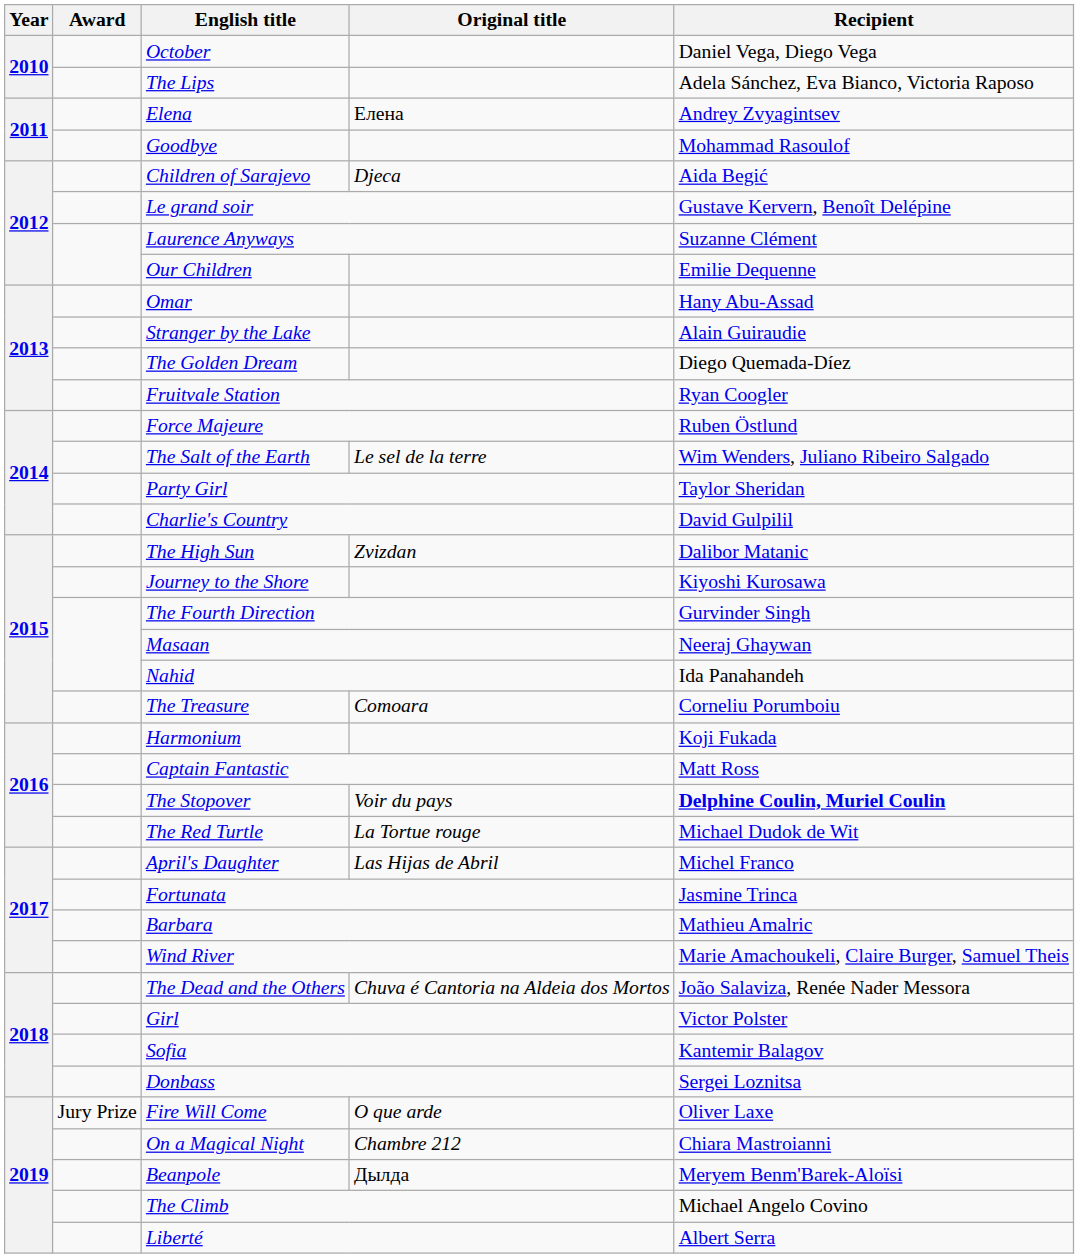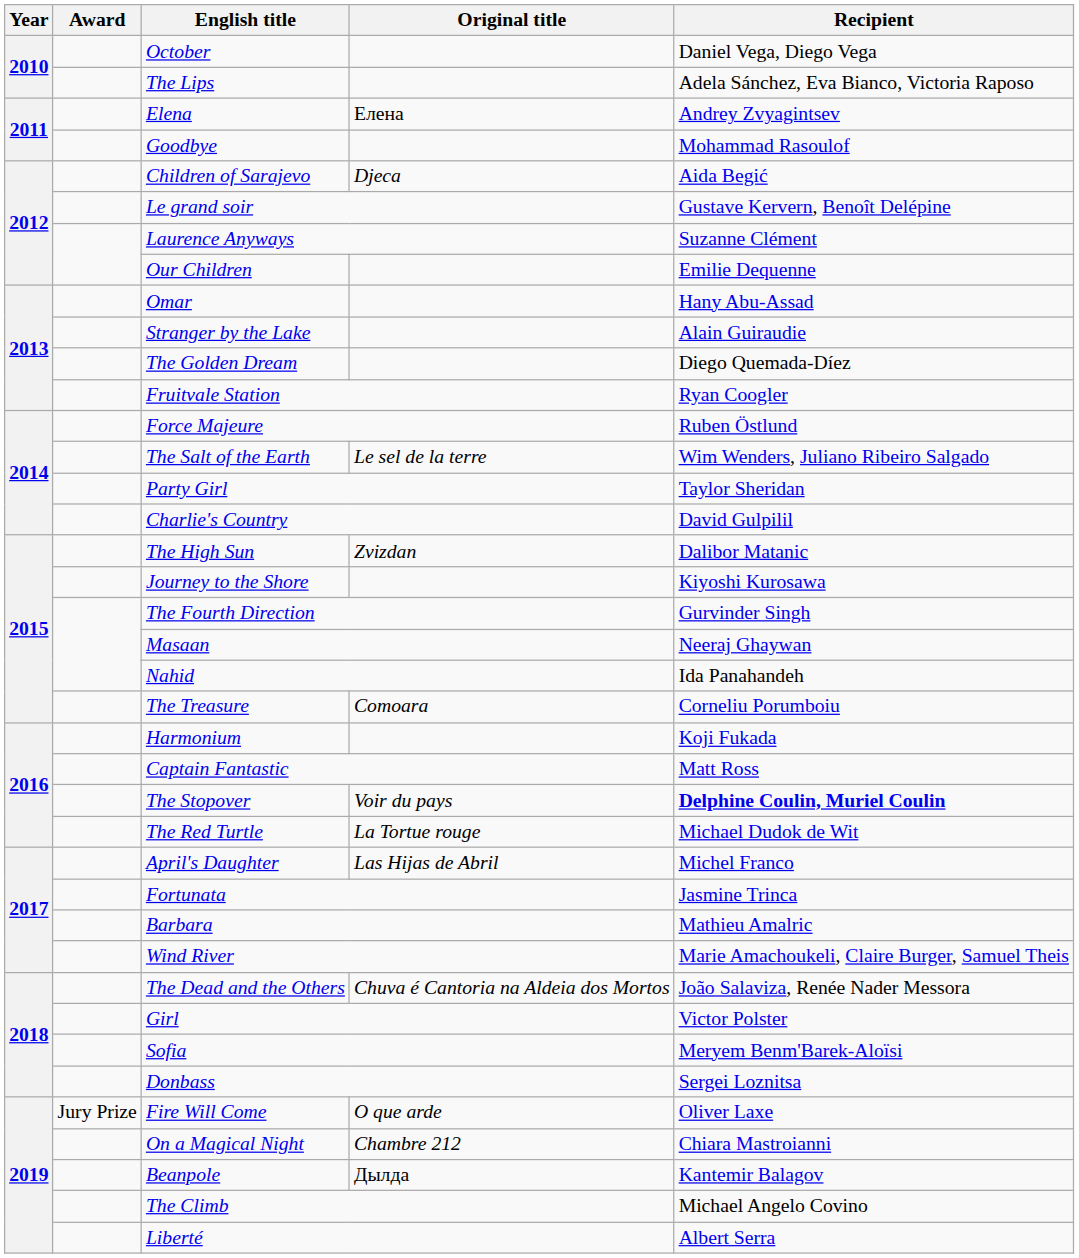(751, 1050) Kantemir Balagov -> (791, 1050) Meryem Benm'Barek-Aloïsi
(791, 1174) Meryem Benm'Barek-Aloïsi -> (751, 1174) Kantemir Balagov
